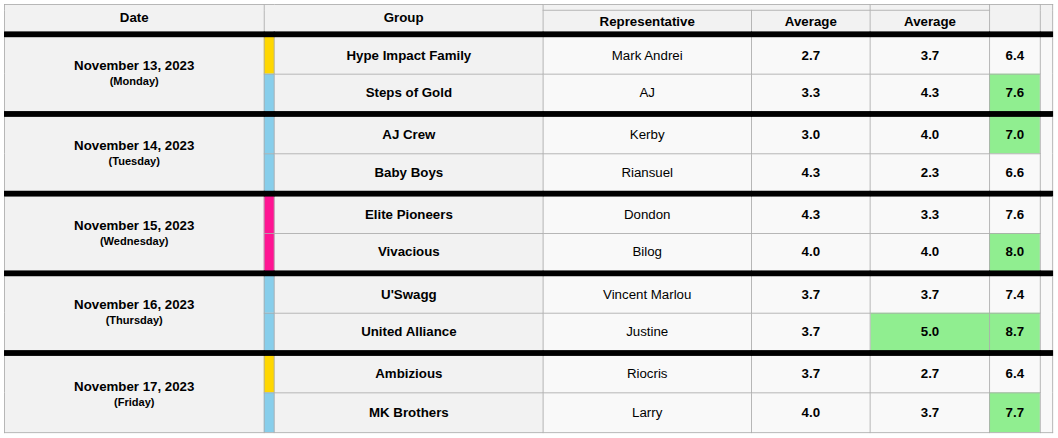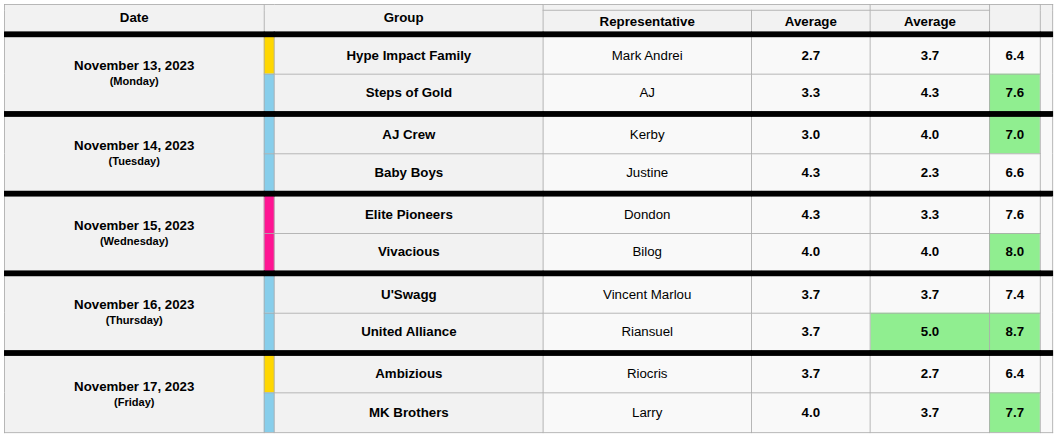(647, 172) Riansuel -> (647, 172) Justine
(647, 331) Justine -> (647, 331) Riansuel
